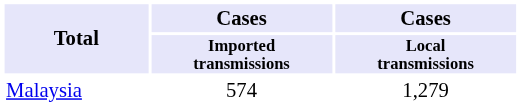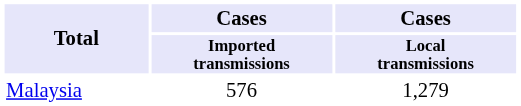(242, 90) 574 -> (242, 90) 576
